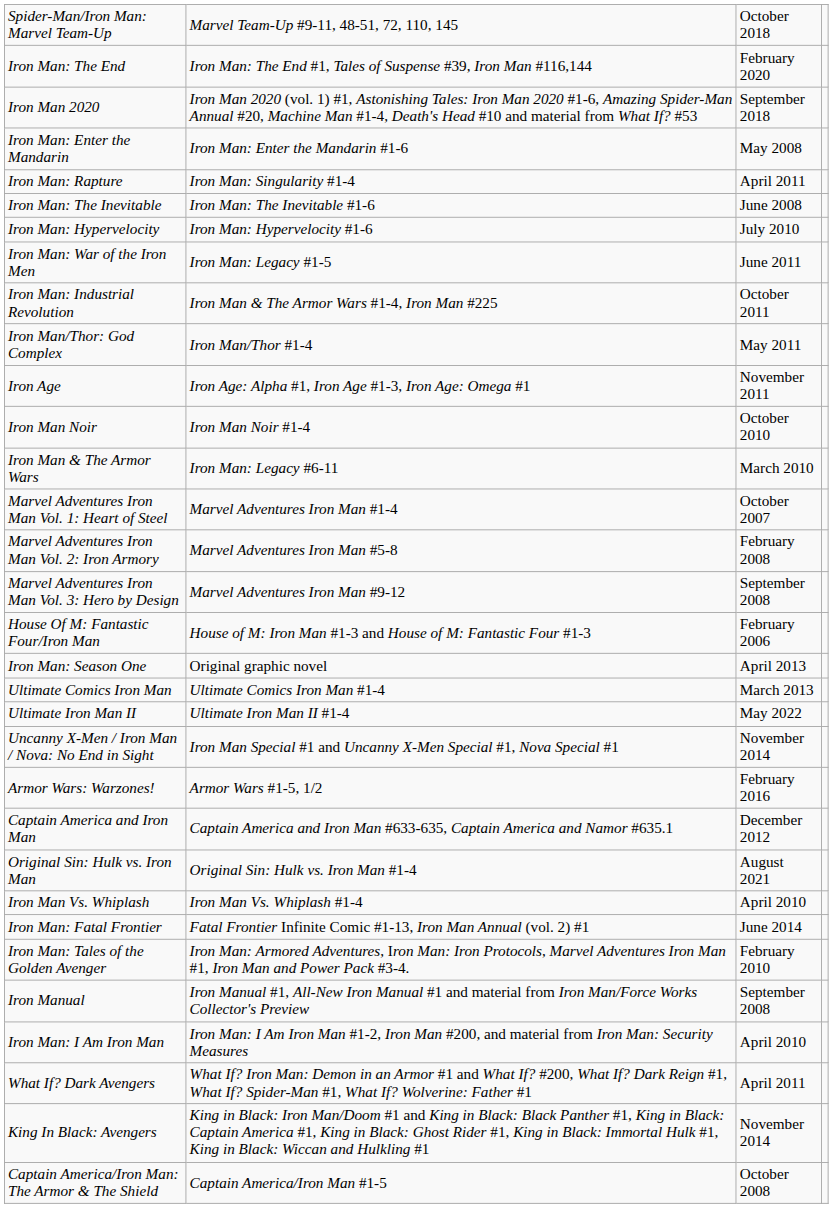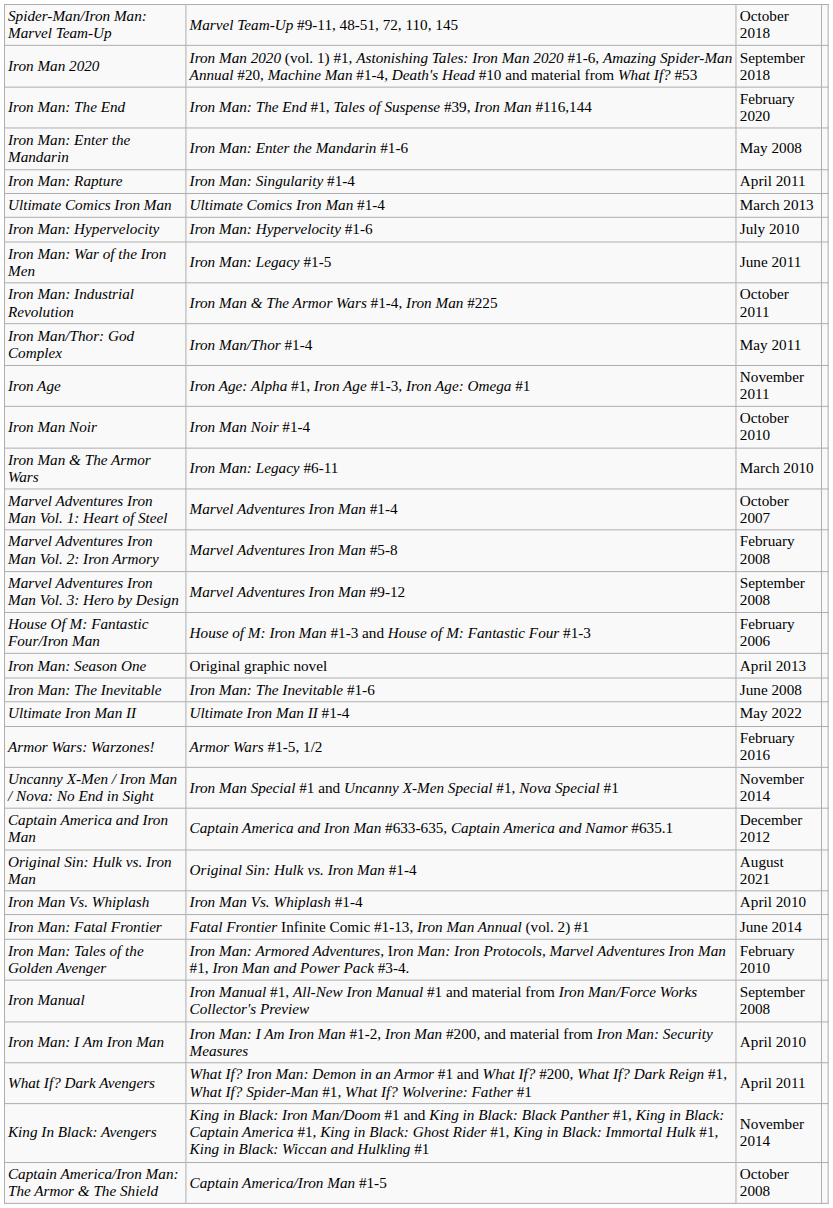rows swapped: (67, 66) <-> (54, 107)
rows swapped: (85, 205) <-> (90, 689)
rows swapped: (81, 787) <-> (93, 746)
